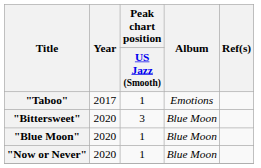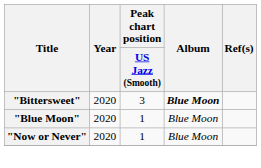- row: (47, 100)
(192, 118) normal -> (193, 100) bold
